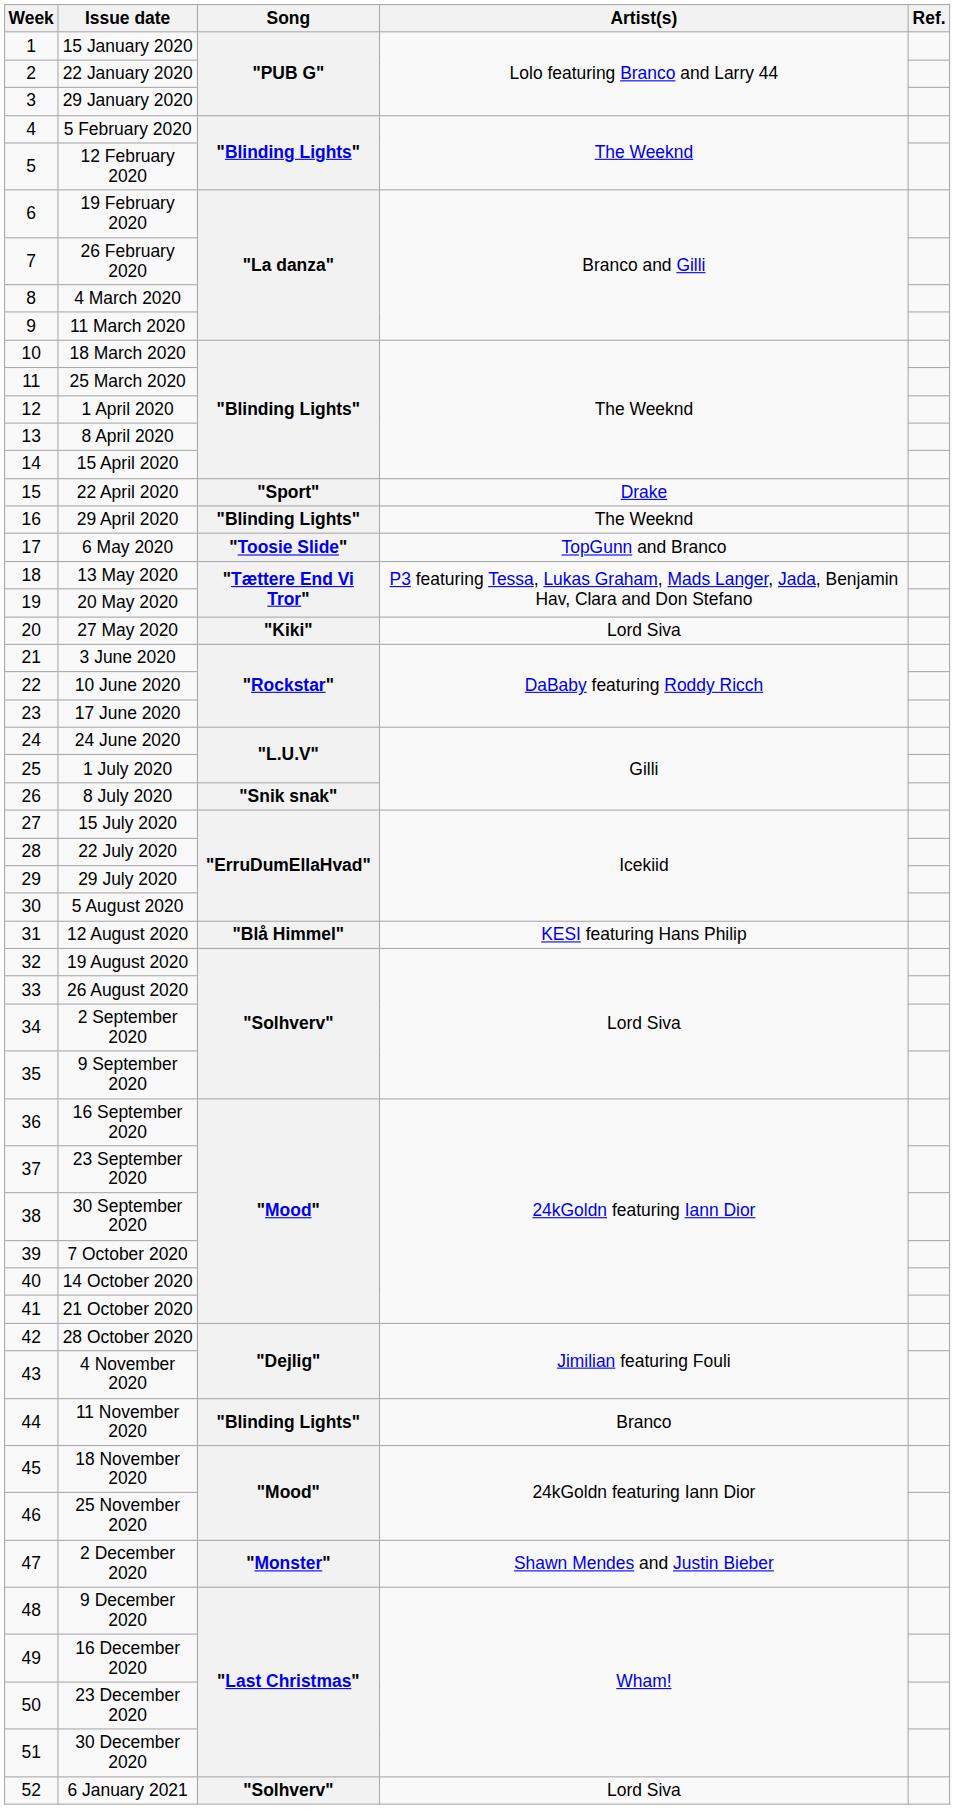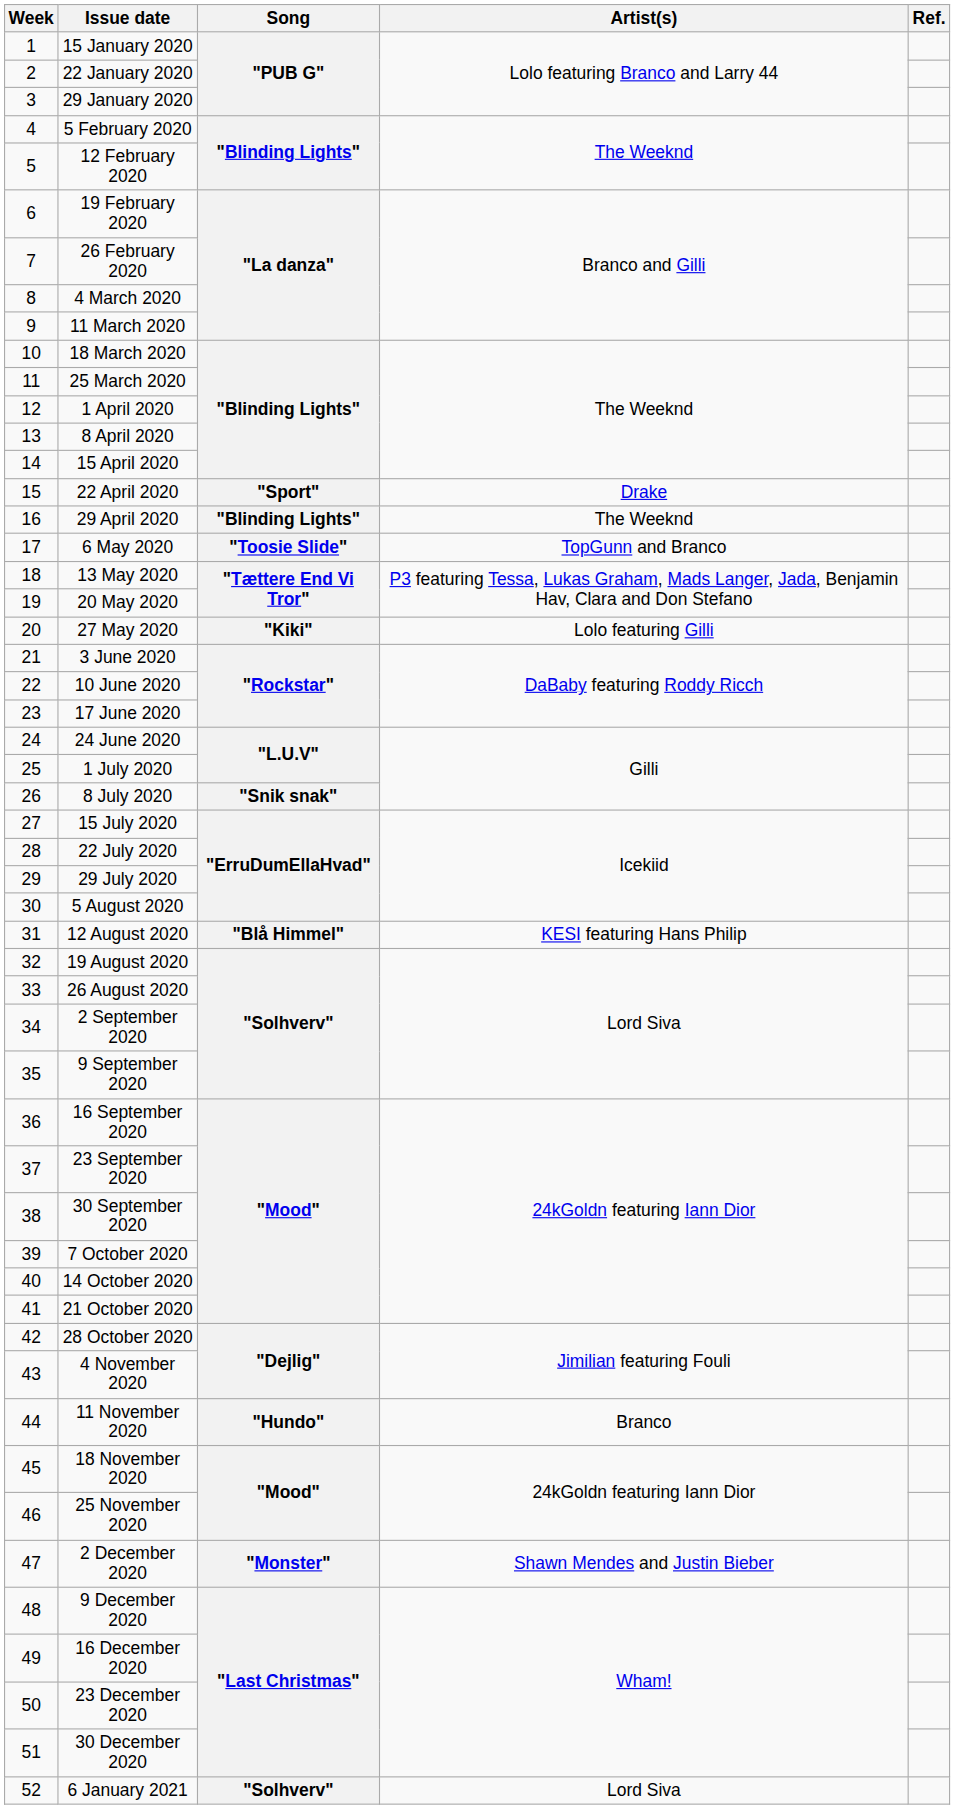(644, 630) Lord Siva -> (644, 630) Lolo featuring Gilli
(288, 1421) "Blinding Lights" -> (288, 1421) "Hundo"
